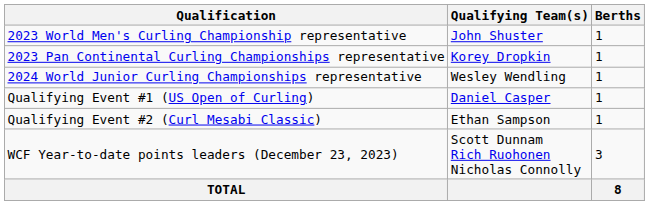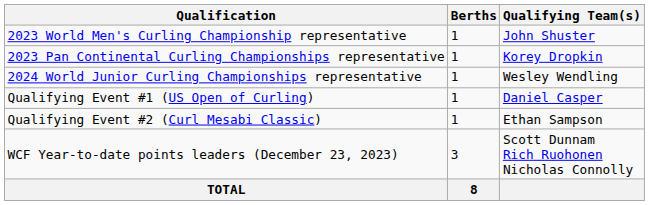columns swapped: (618, 15) <-> (520, 15)
